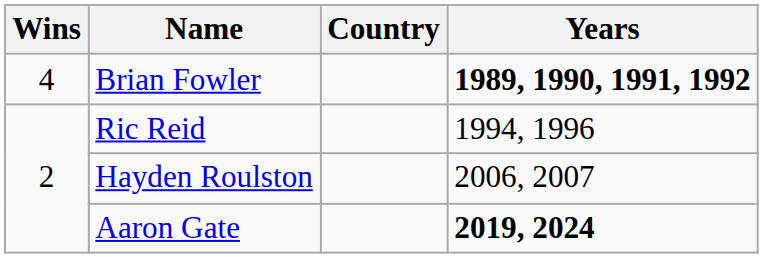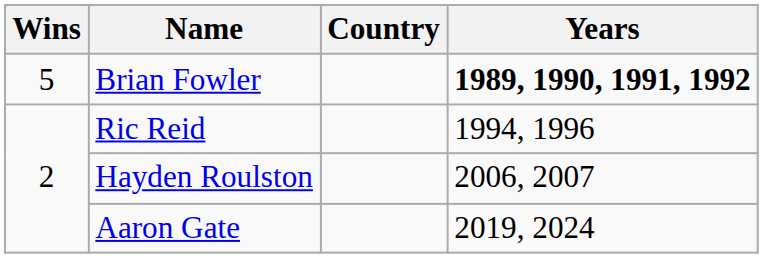(47, 78) 4 -> (47, 78) 5
(524, 227) bold -> (524, 227) normal
